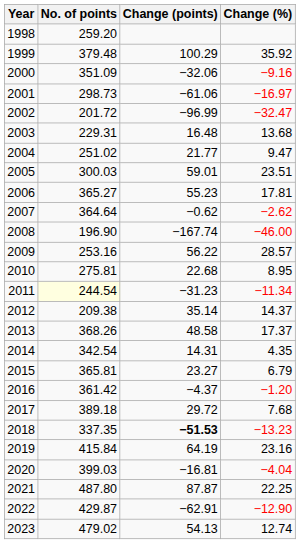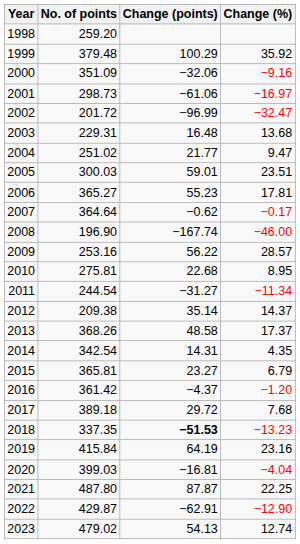(276, 212) −2.62 -> (276, 212) −0.17
(98, 291) lightyellow background -> (98, 291) no background
(199, 291) −31.23 -> (199, 291) −31.27
